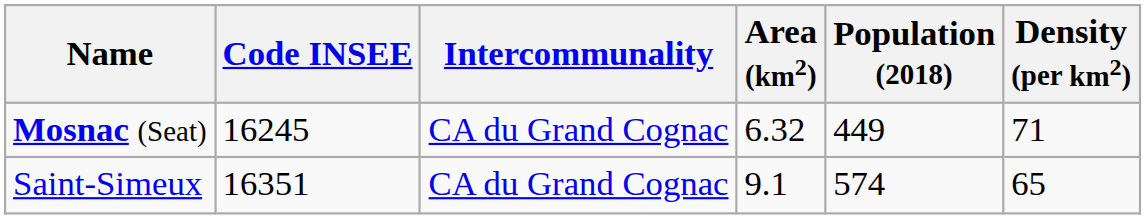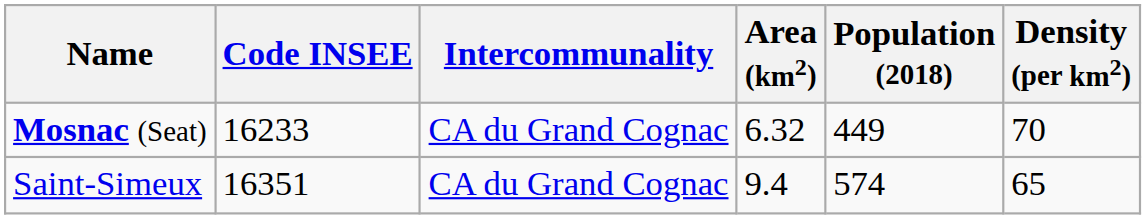(266, 129) 16245 -> (266, 129) 16233
(1029, 129) 71 -> (1029, 129) 70
(766, 184) 9.1 -> (766, 184) 9.4
